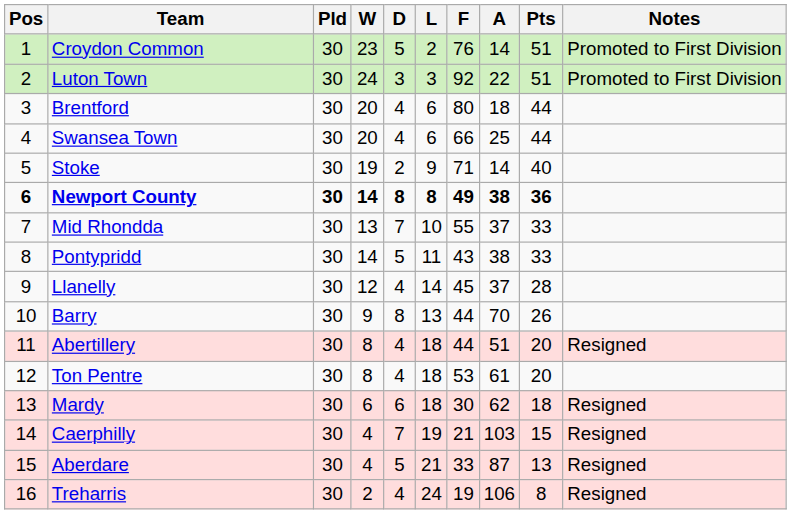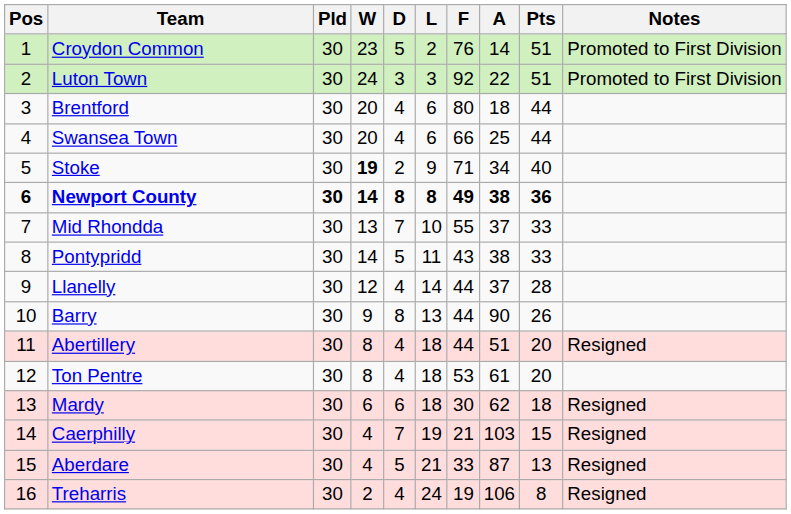(367, 167) normal -> (367, 167) bold
(499, 167) 14 -> (499, 167) 34
(463, 286) 45 -> (463, 286) 44
(499, 316) 70 -> (499, 316) 90
